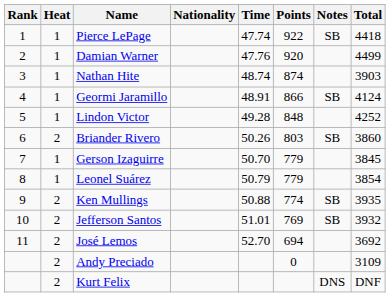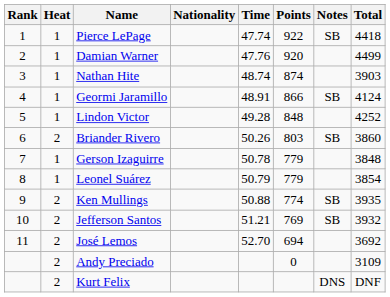(256, 158) 50.70 -> (256, 158) 50.78
(368, 158) 3845 -> (368, 158) 3848
(256, 220) 51.01 -> (256, 220) 51.21
